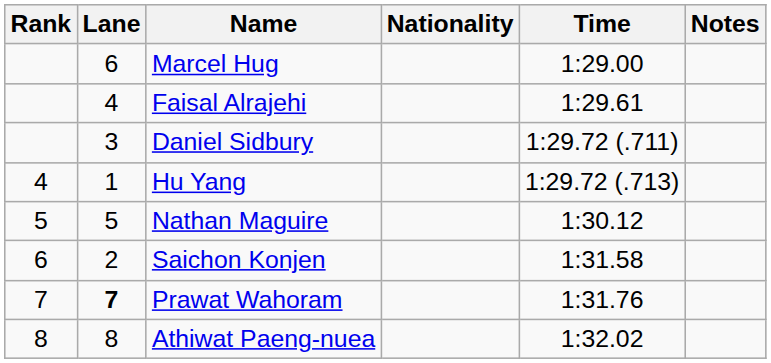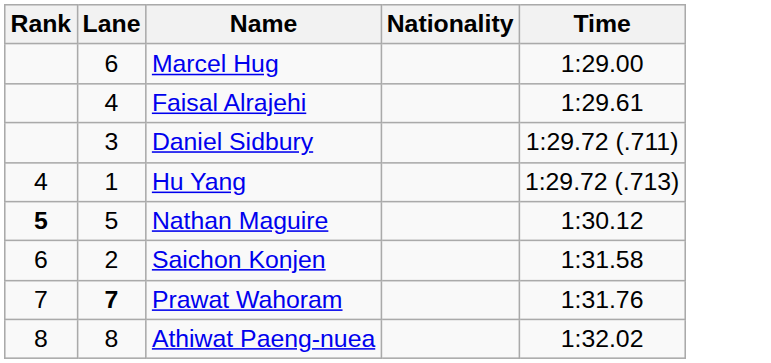- column: (725, 24)
(41, 220) normal -> (41, 220) bold
